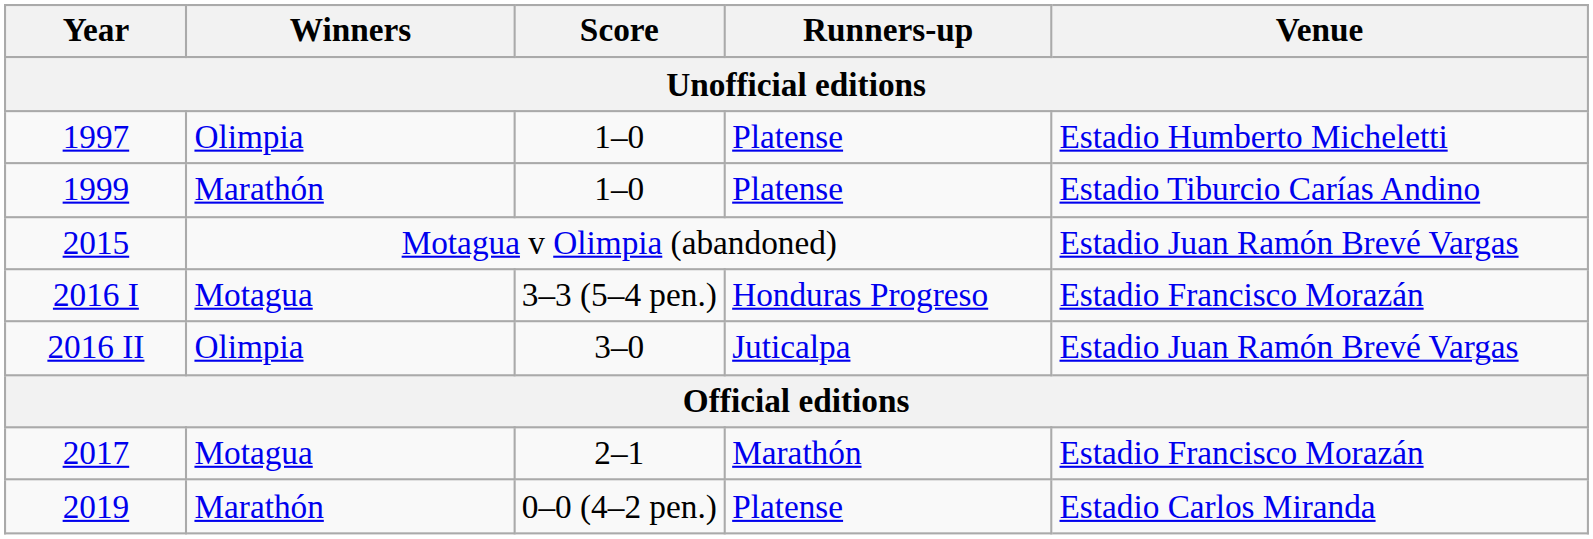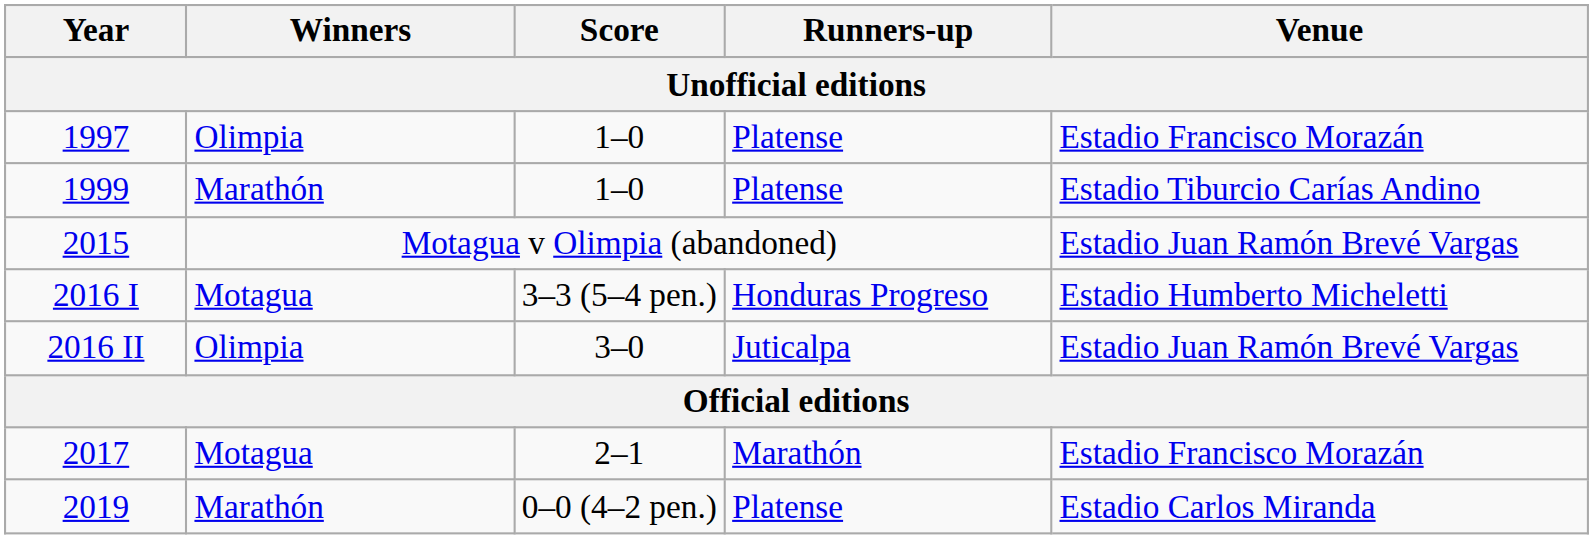(1254, 136) Estadio Humberto Micheletti -> (1242, 136) Estadio Francisco Morazán
(1242, 294) Estadio Francisco Morazán -> (1254, 294) Estadio Humberto Micheletti
